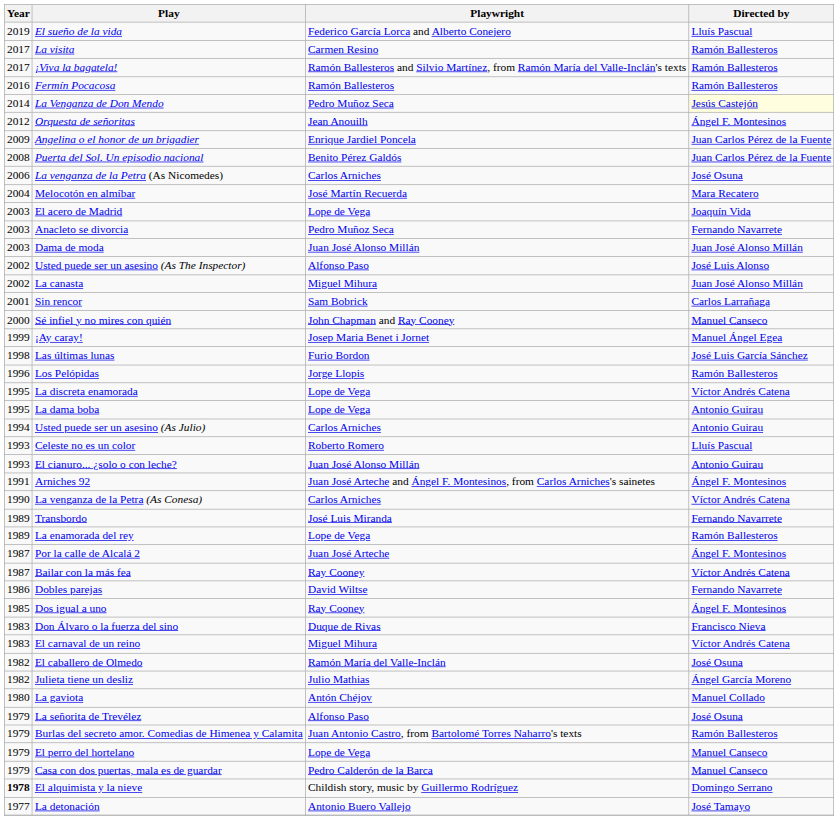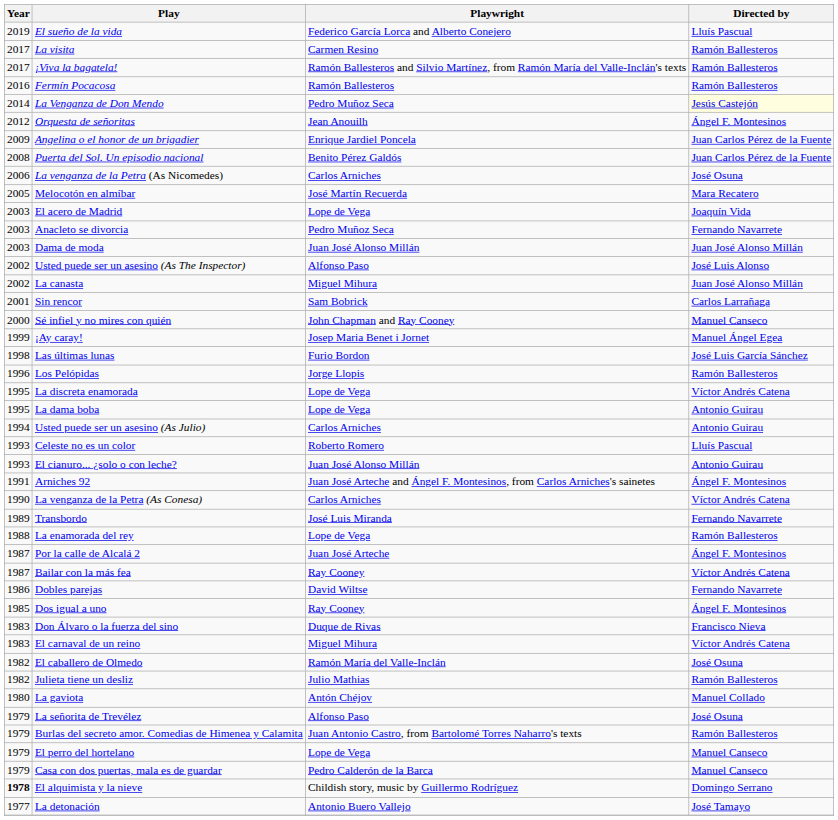(18, 193) 2004 -> (18, 193) 2005
(18, 535) 1989 -> (18, 535) 1988
(741, 680) Ángel García Moreno -> (735, 680) Ramón Ballesteros
